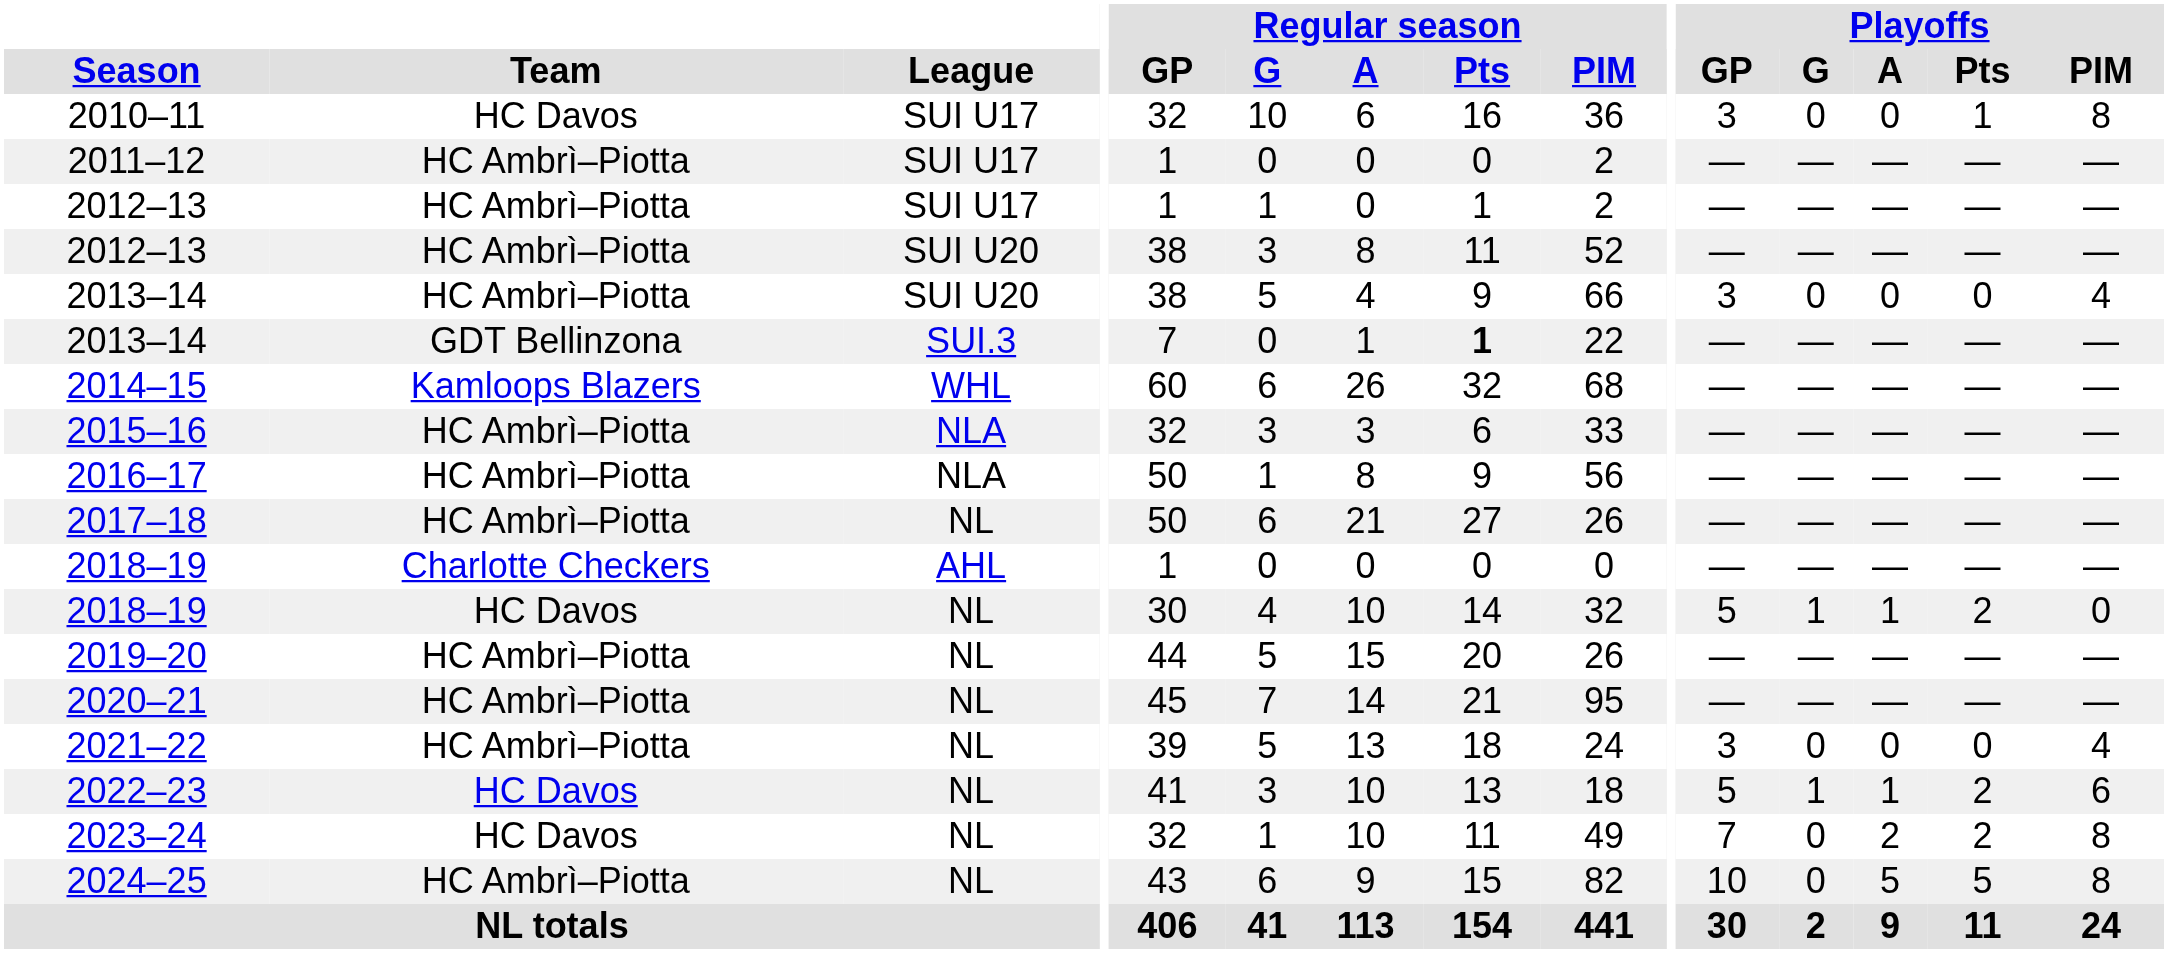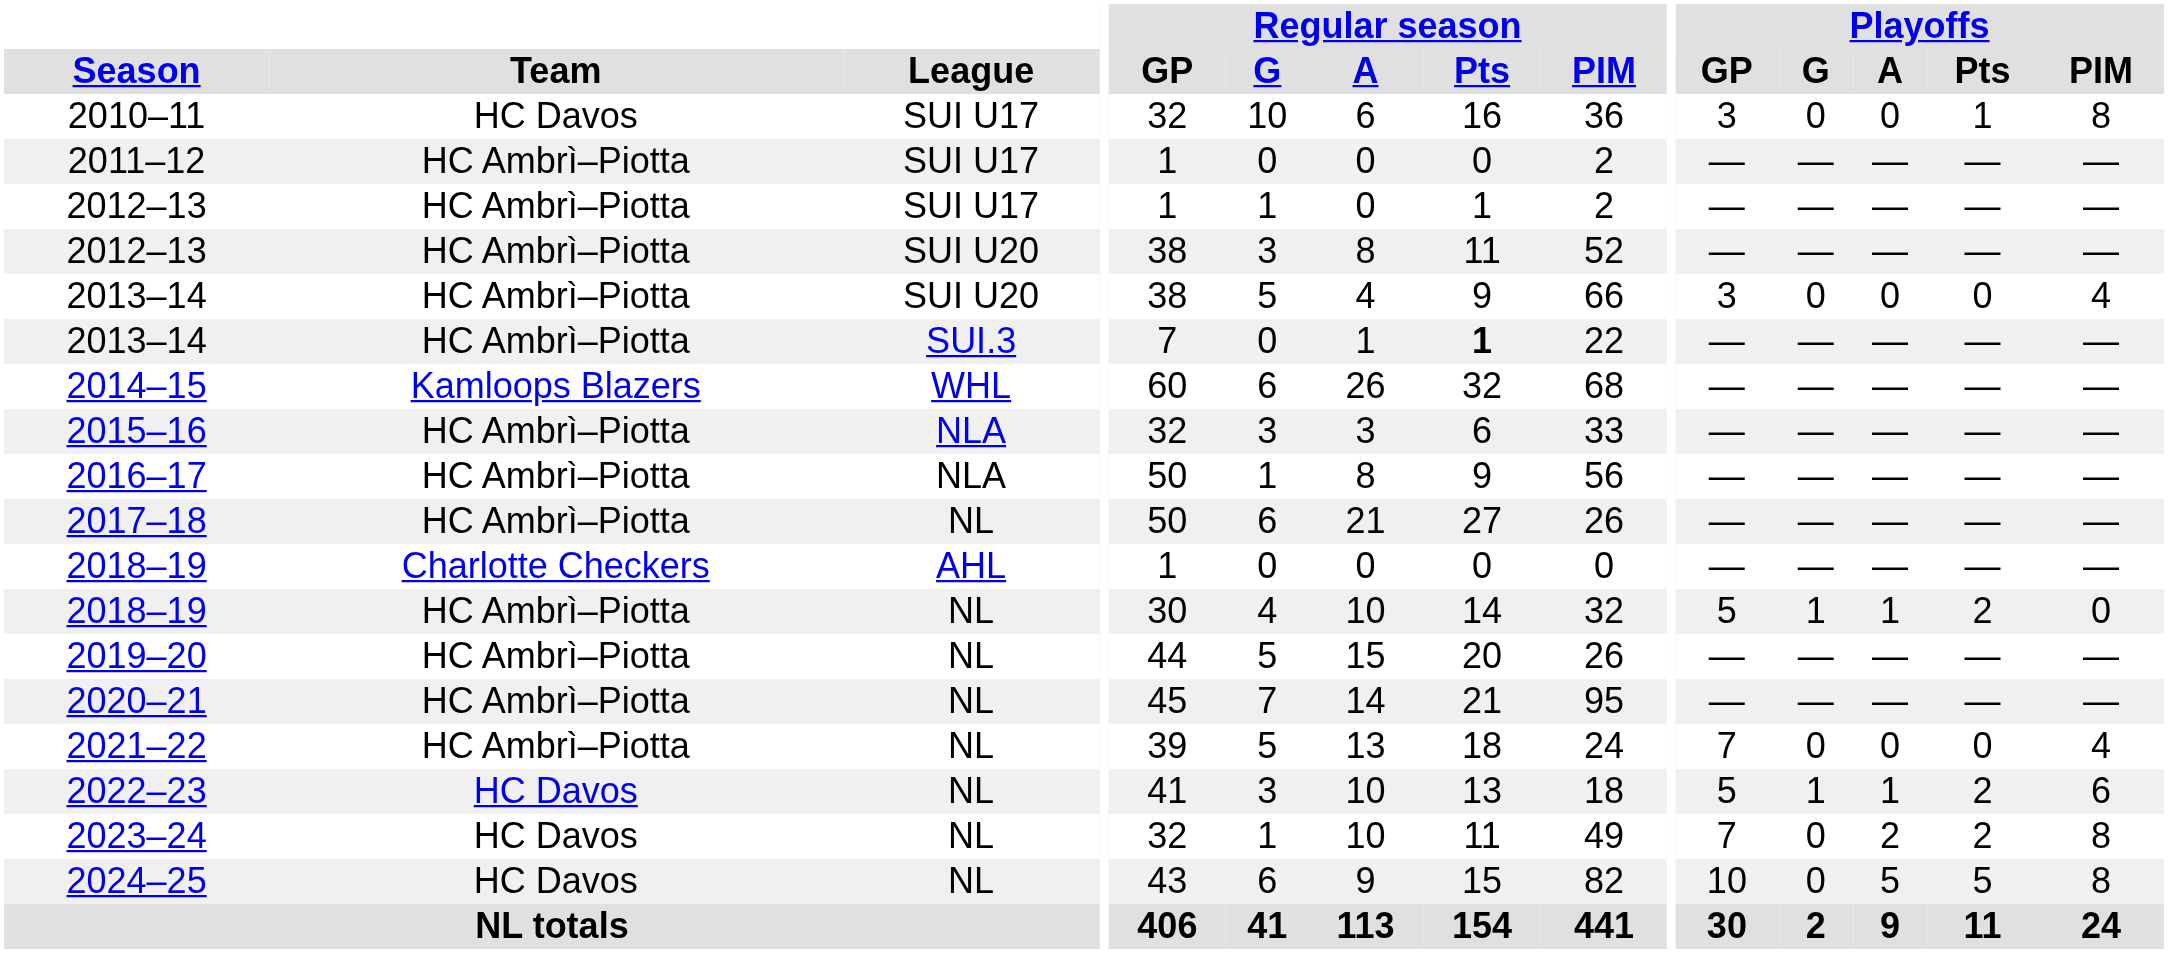(556, 340) GDT Bellinzona -> (556, 340) HC Ambrì–Piotta
(556, 610) HC Davos -> (556, 610) HC Ambrì–Piotta
(1727, 745) 3 -> (1727, 745) 7
(556, 880) HC Ambrì–Piotta -> (556, 880) HC Davos
